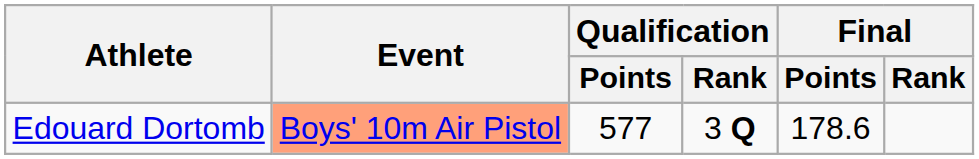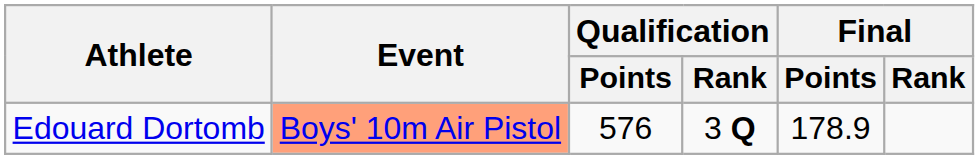(626, 129) 577 -> (626, 129) 576
(831, 129) 178.6 -> (831, 129) 178.9
